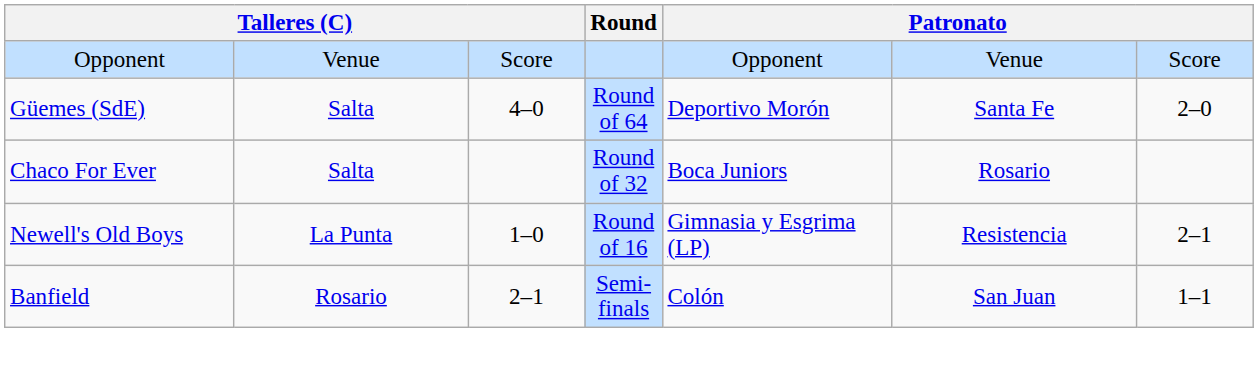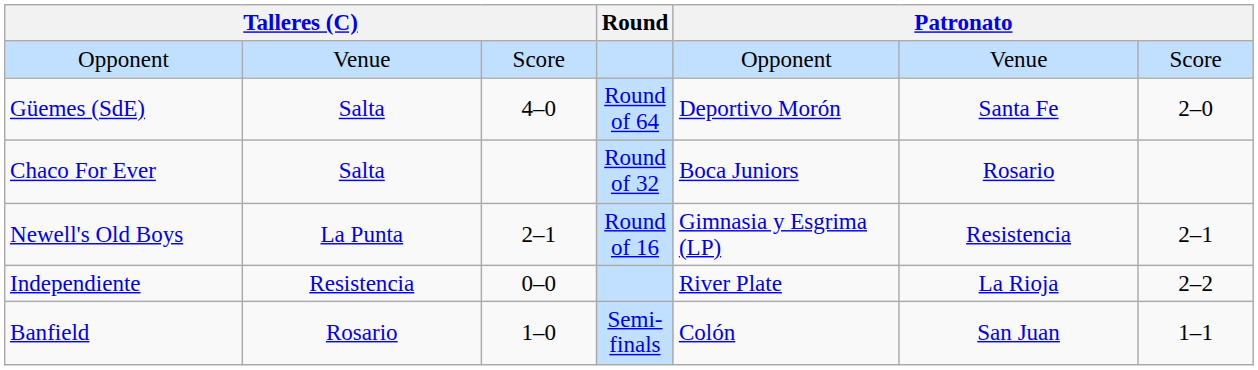(526, 233) 1–0 -> (539, 233) 2–1
+ row: (75, 283)
(526, 296) 2–1 -> (539, 332) 1–0
